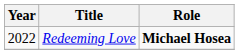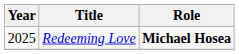(22, 37) 2022 -> (22, 37) 2025
